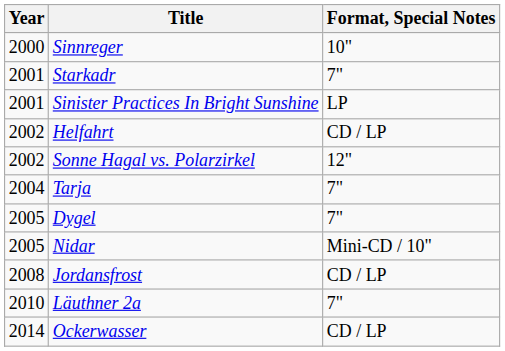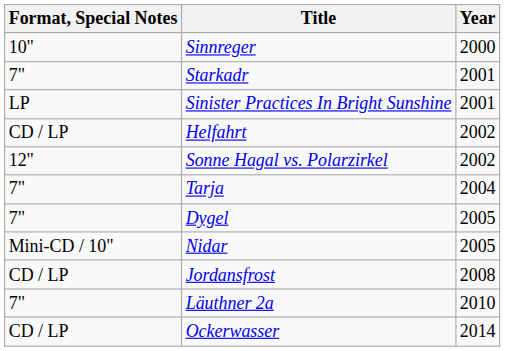columns swapped: (27, 18) <-> (411, 18)
